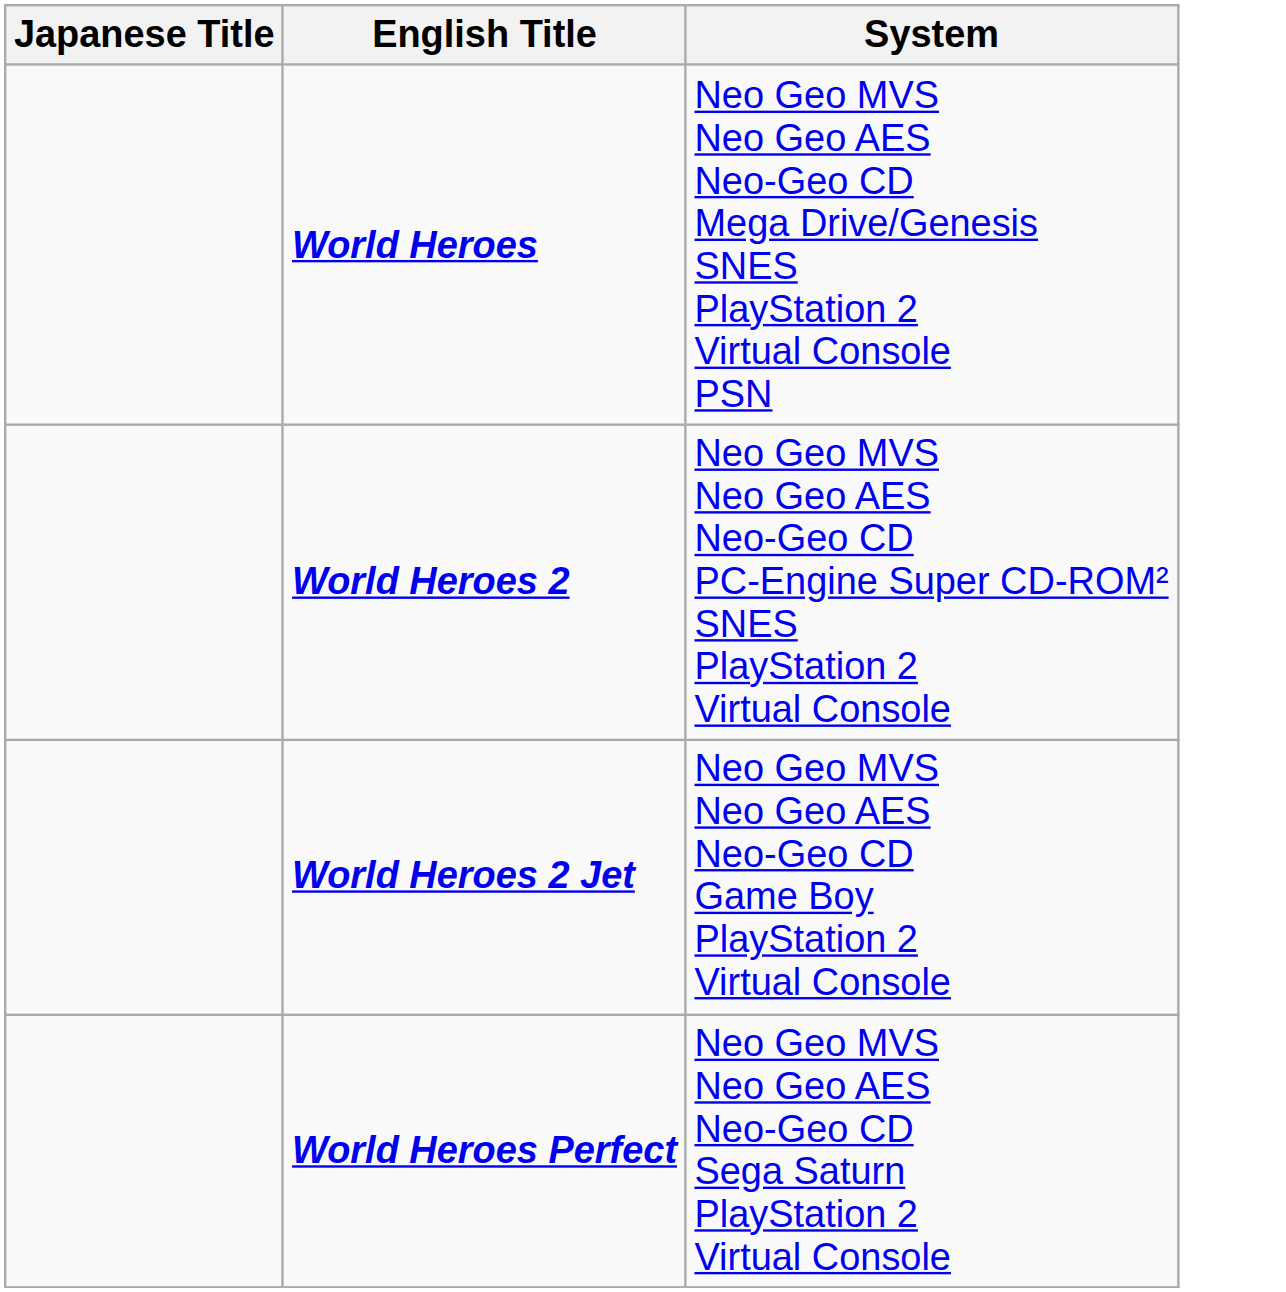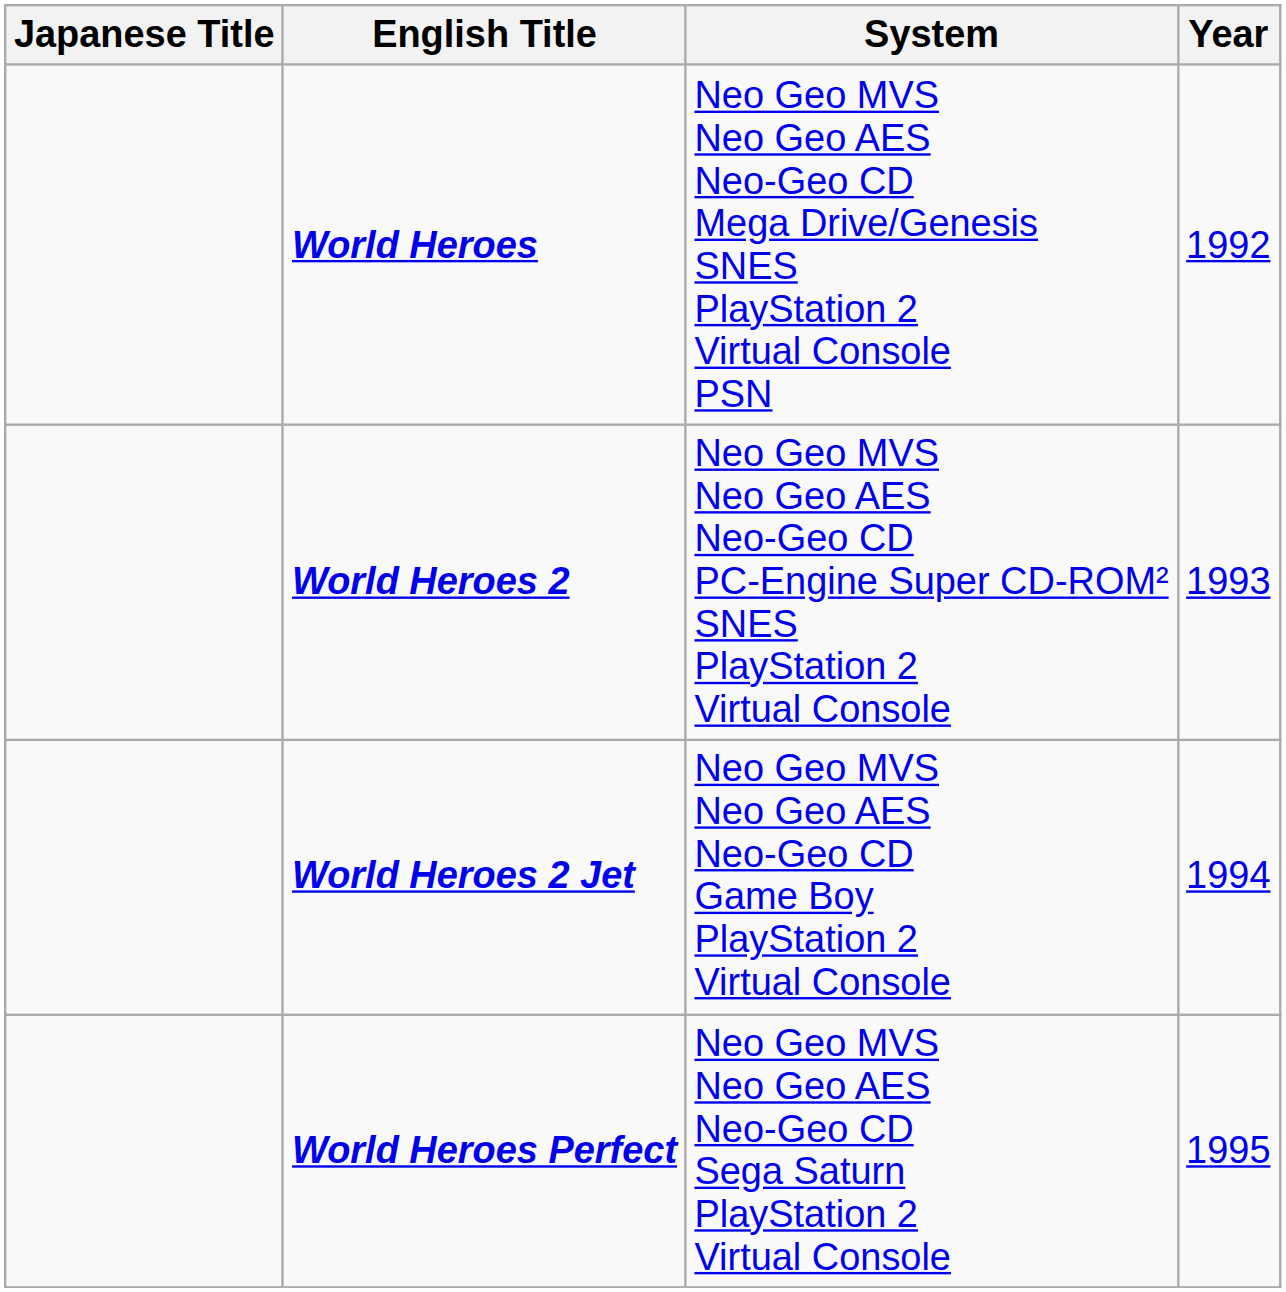+ column: (1228, 34)
